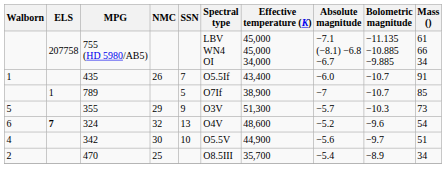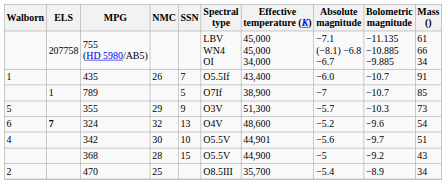(257, 140) 44,900 -> (257, 140) 44,901
+ row: (90, 155)
